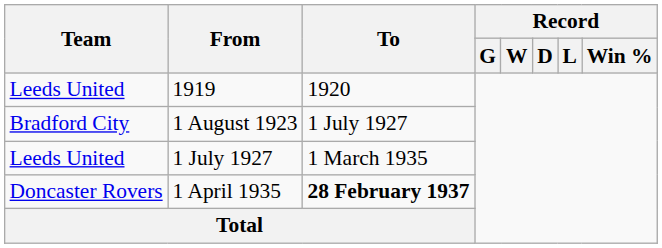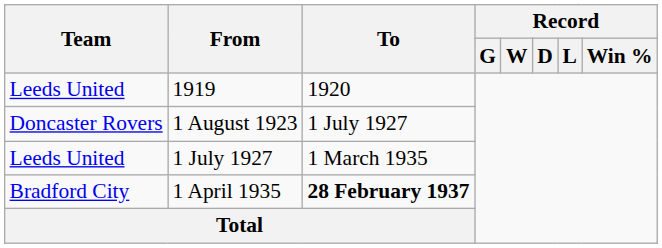(69, 123) Bradford City -> (86, 123) Doncaster Rovers
(86, 191) Doncaster Rovers -> (69, 191) Bradford City
